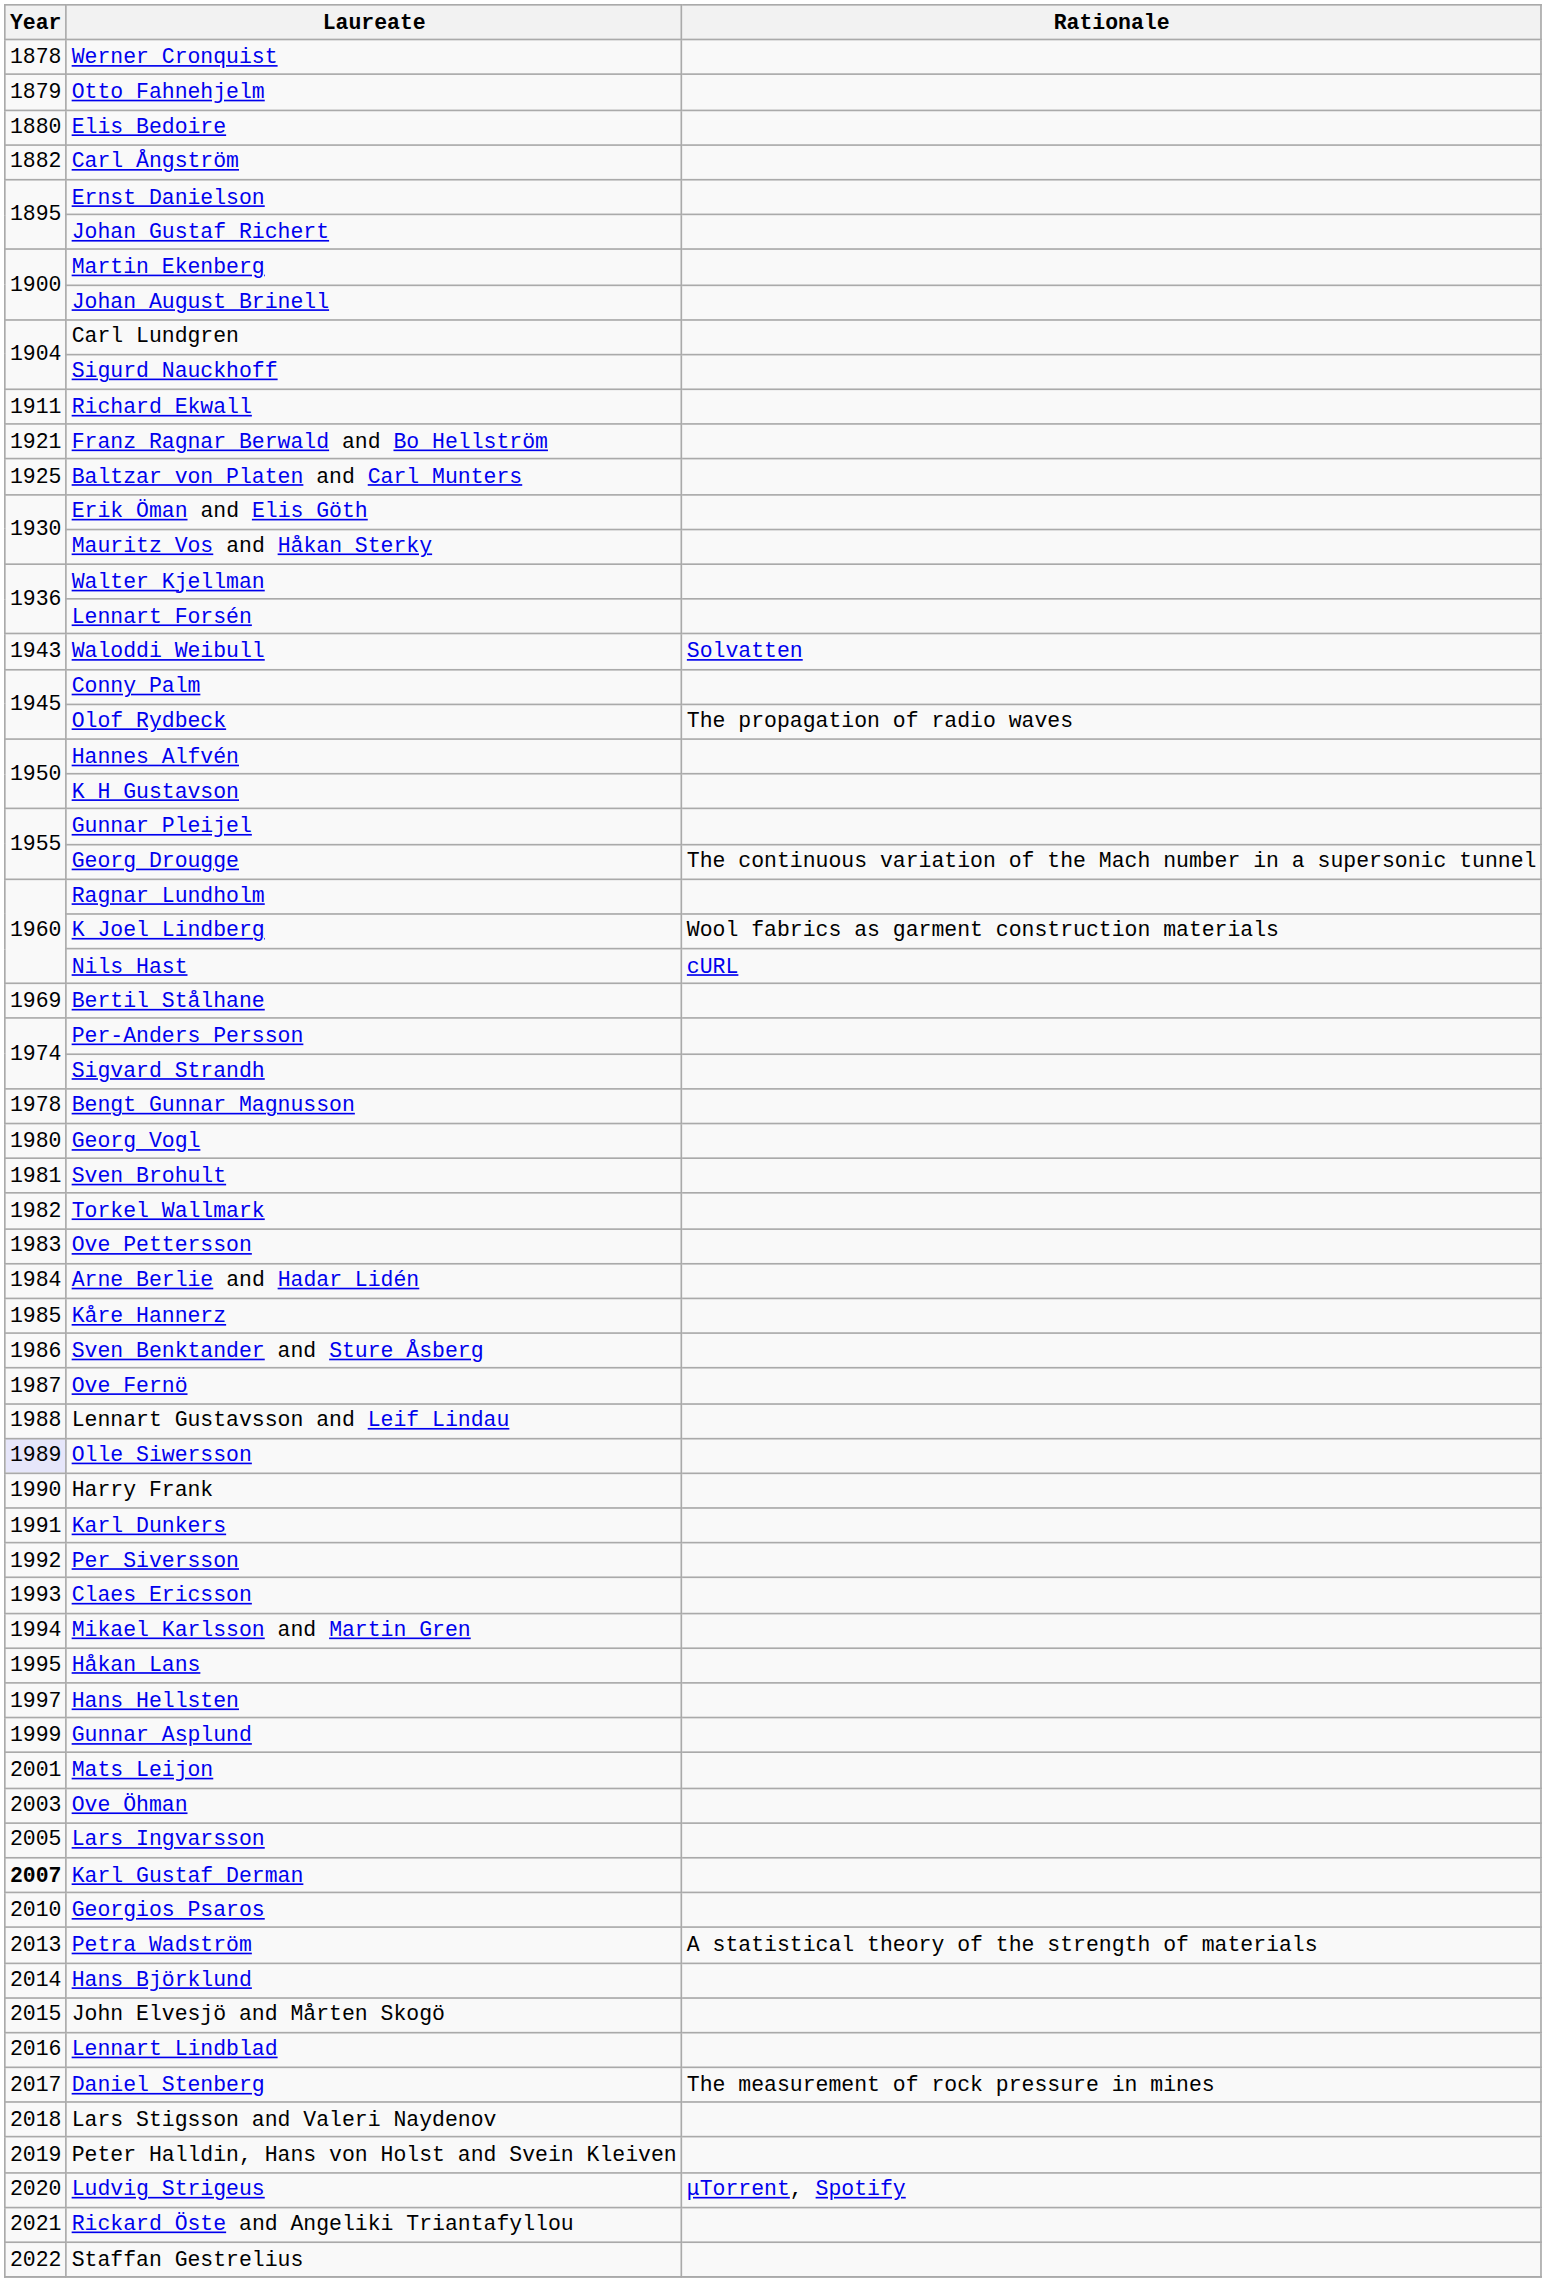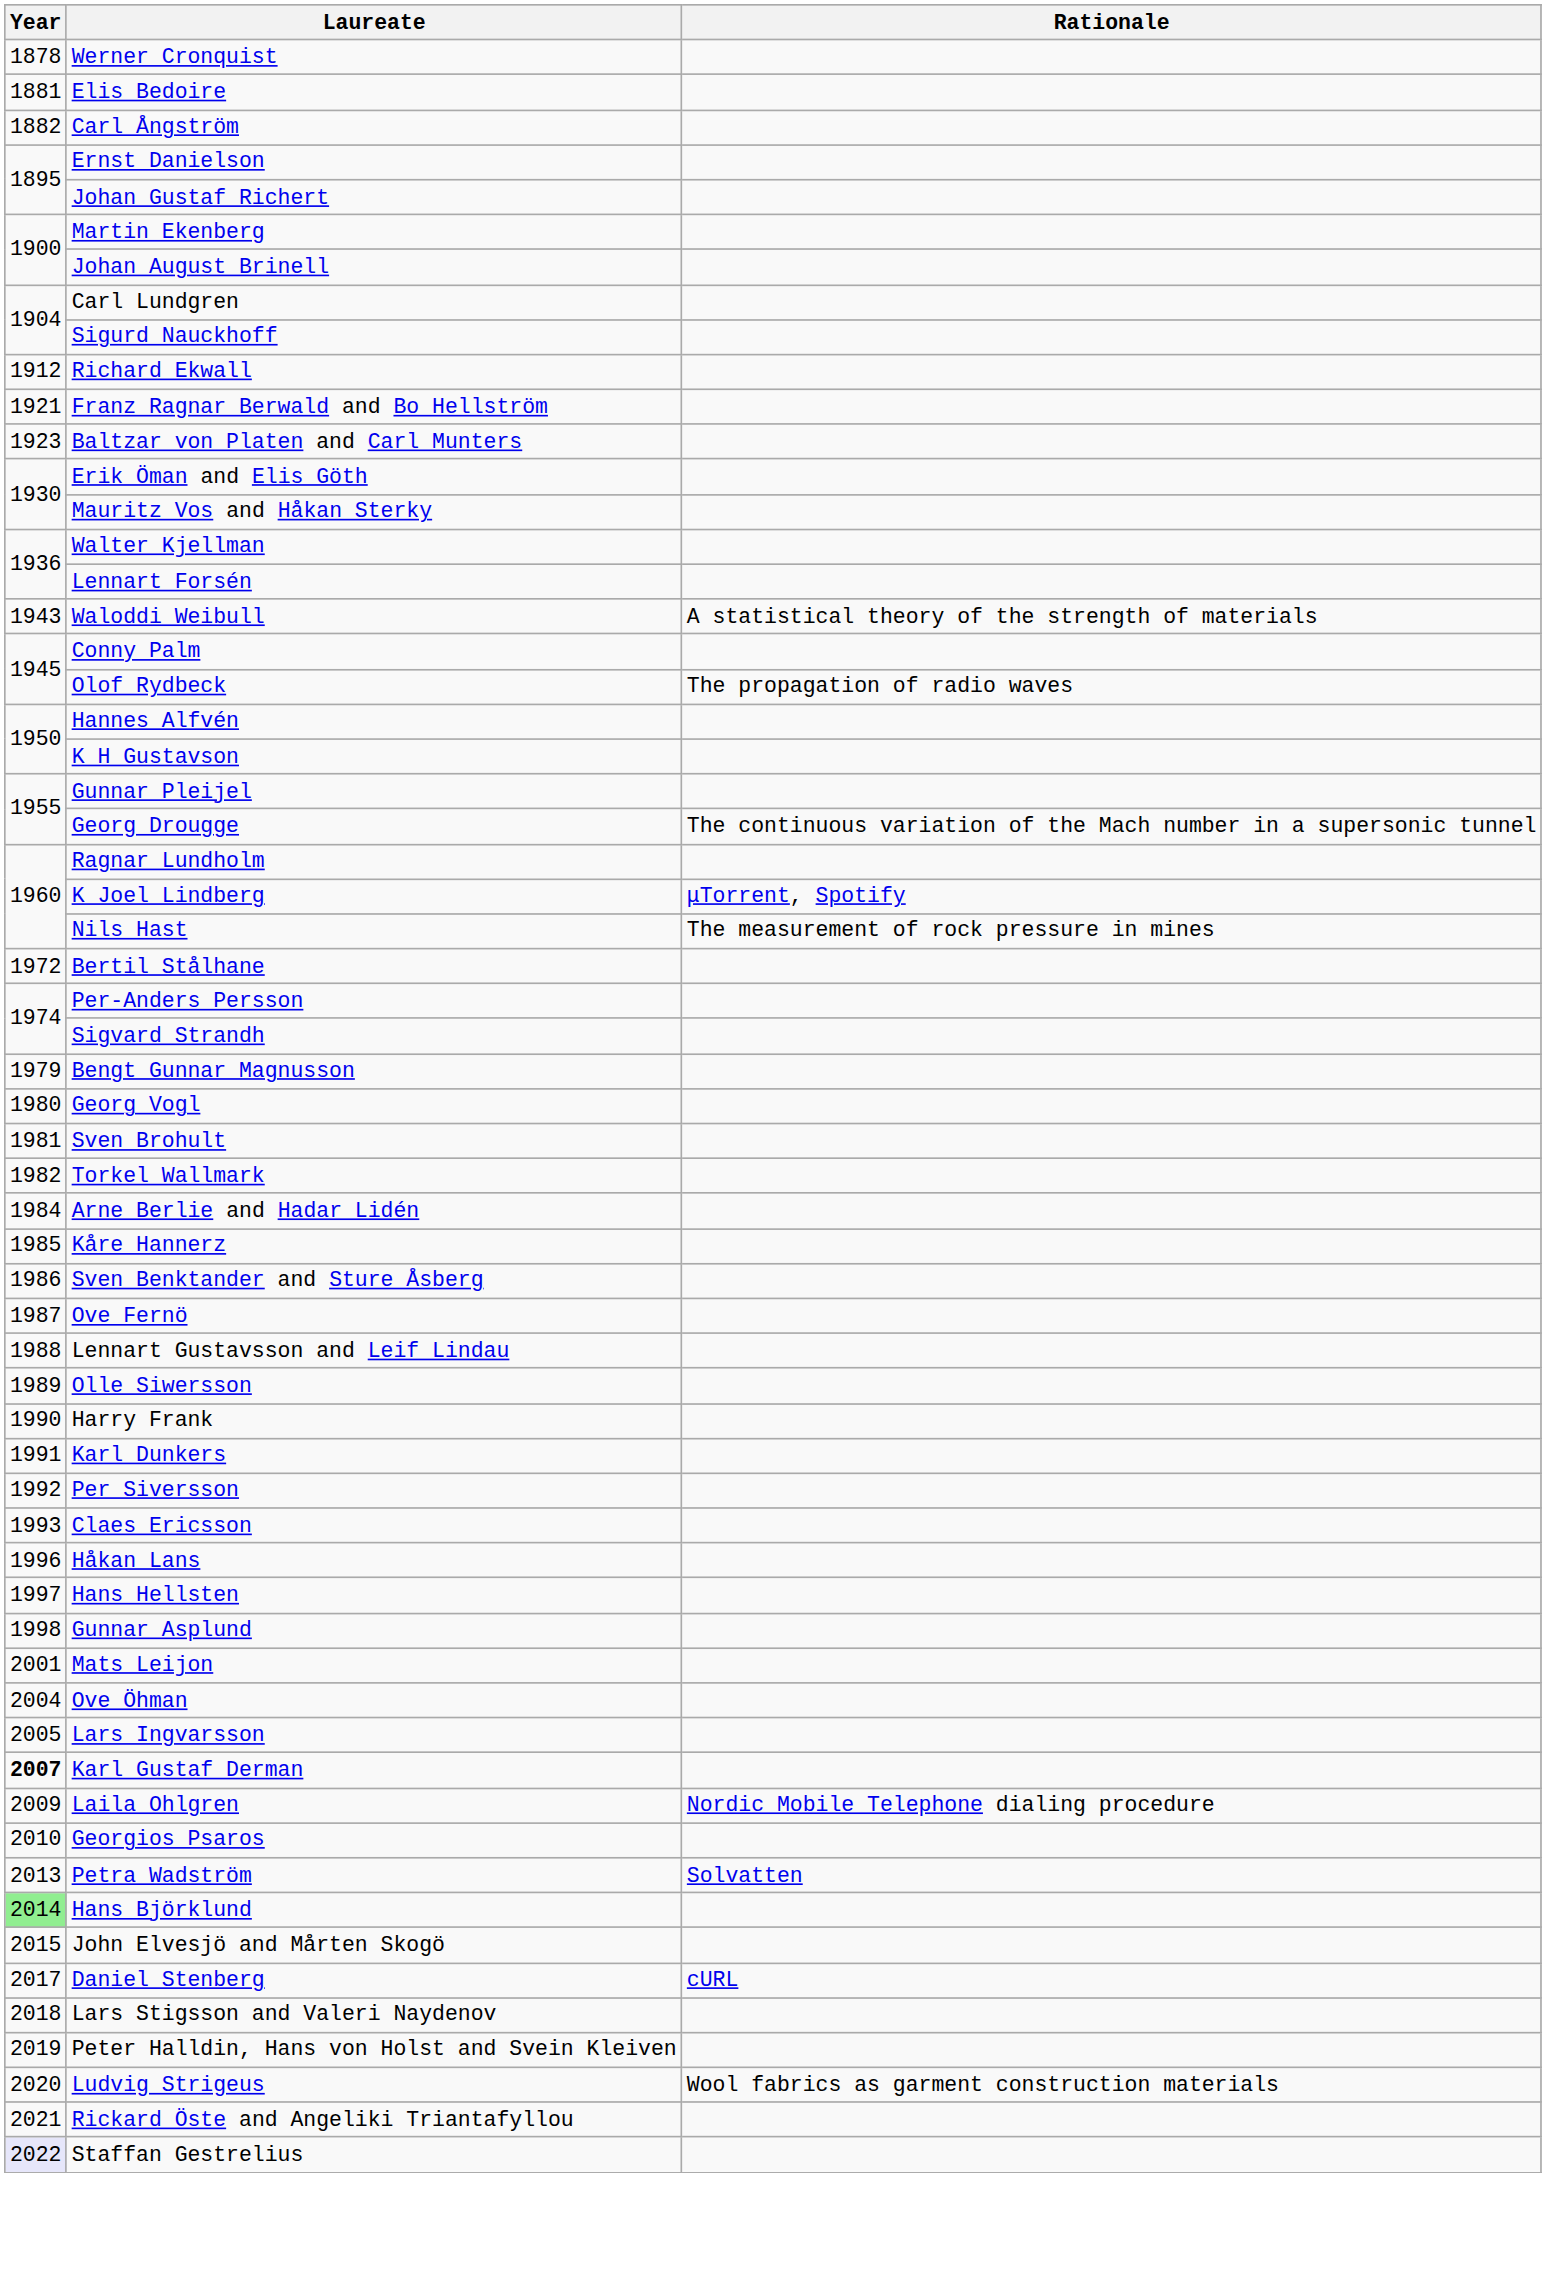- row: (168, 92)
(36, 127) 1880 -> (36, 92) 1881
(36, 407) 1911 -> (36, 372) 1912
(36, 477) 1925 -> (36, 442) 1923
(745, 652) Solvatten -> (1002, 617) A statistical theory of the strength of materials
(983, 931) Wool fabrics as garment construction materials -> (796, 896) μTorrent, Spotify
(713, 966) cURL -> (951, 931) The measurement of rock pressure in mines
(36, 1001) 1969 -> (36, 966) 1972
(36, 1106) 1978 -> (36, 1071) 1979
- row: (162, 1246)
(36, 1456) lavender background -> (36, 1386) no background
- row: (271, 1630)
(36, 1665) 1995 -> (36, 1561) 1996
(36, 1735) 1999 -> (36, 1630) 1998
(36, 1805) 2003 -> (36, 1700) 2004
+ row: (155, 1805)
(1002, 1945) A statistical theory of the strength of materials -> (745, 1875) Solvatten
(36, 1980) no background -> (36, 1910) lightgreen background
- row: (175, 2050)
(951, 2085) The measurement of rock pressure in mines -> (713, 1980) cURL
(796, 2190) μTorrent, Spotify -> (983, 2085) Wool fabrics as garment construction materials
(36, 2260) no background -> (36, 2155) lavender background
